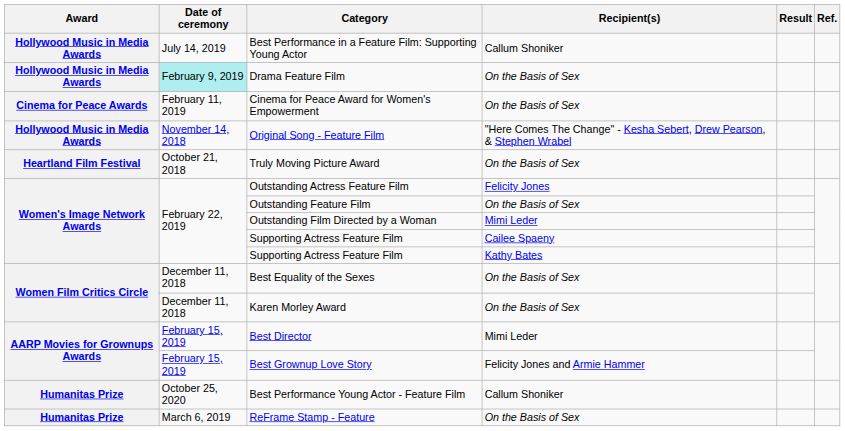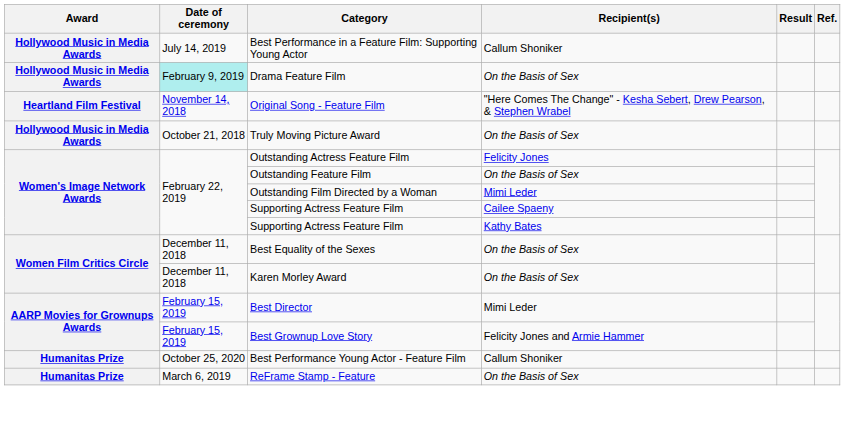- row: (340, 106)
(82, 135) Hollywood Music in Media Awards -> (82, 106) Heartland Film Festival
(82, 164) Heartland Film Festival -> (82, 135) Hollywood Music in Media Awards
